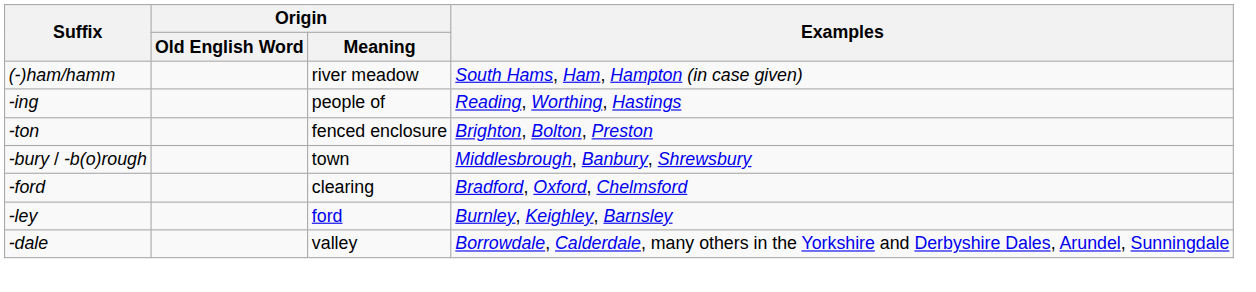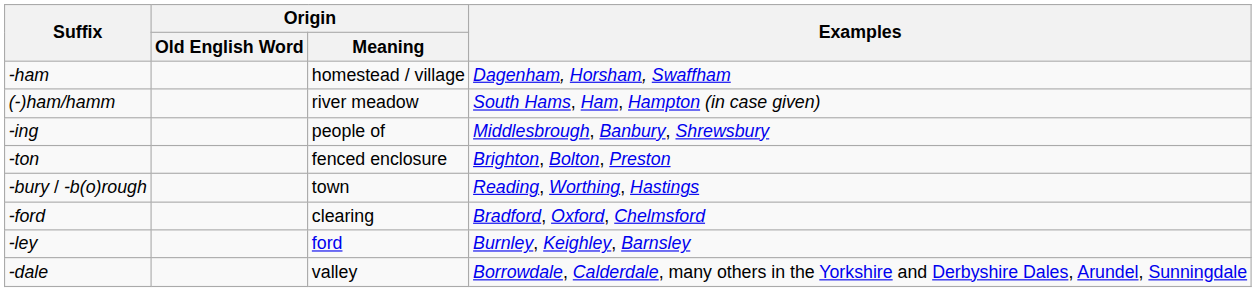+ row: (29, 74)
(568, 103) Reading, Worthing, Hastings -> (621, 131) Middlesbrough, Banbury, Shrewsbury
(603, 159) Middlesbrough, Banbury, Shrewsbury -> (586, 187) Reading, Worthing, Hastings
